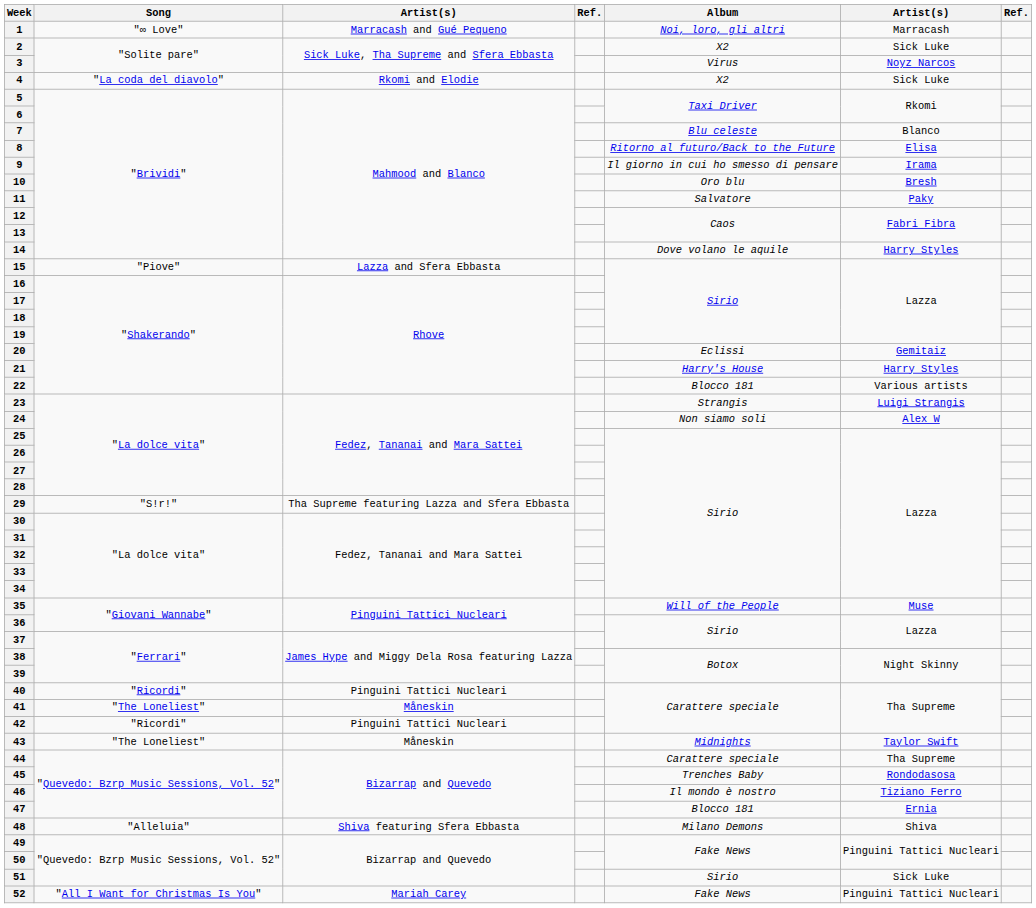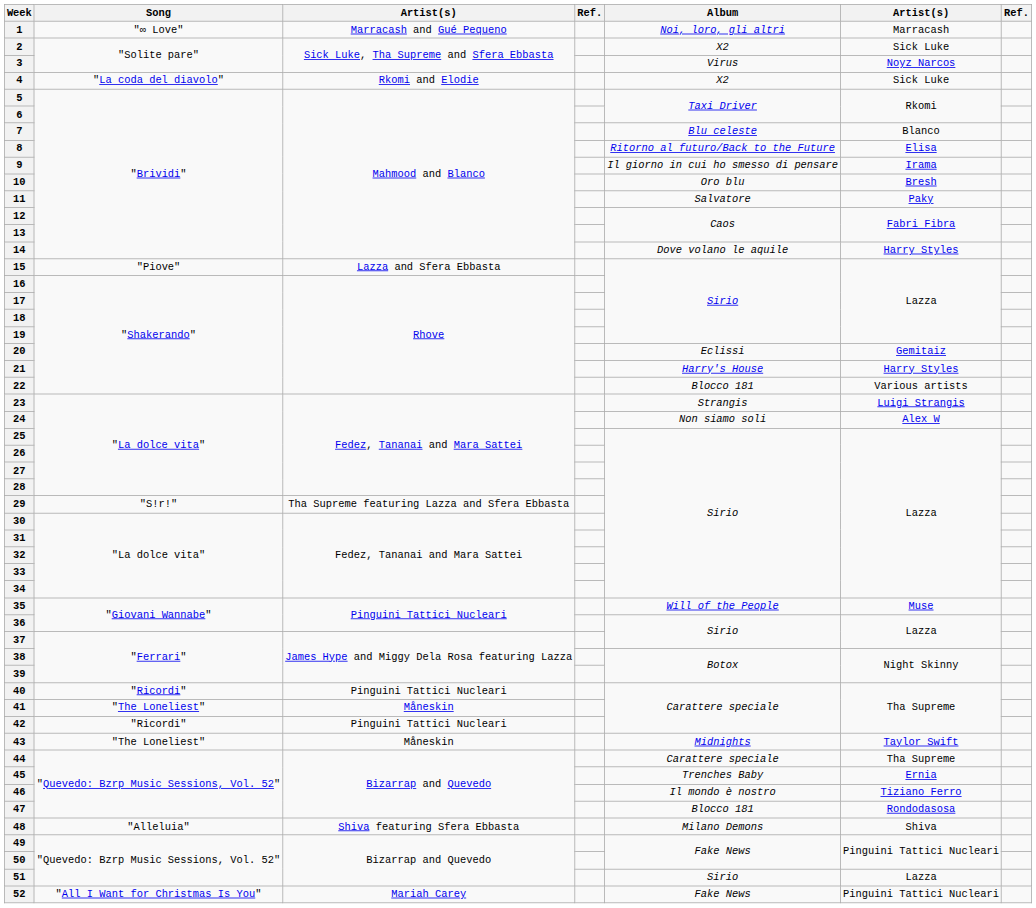(921, 776) Rondodasosa -> (921, 776) Ernia
(921, 810) Ernia -> (921, 810) Rondodasosa
(921, 877) Sick Luke -> (921, 877) Lazza
